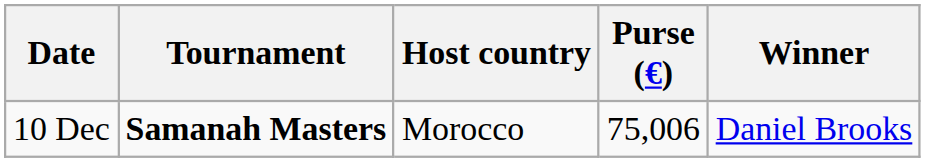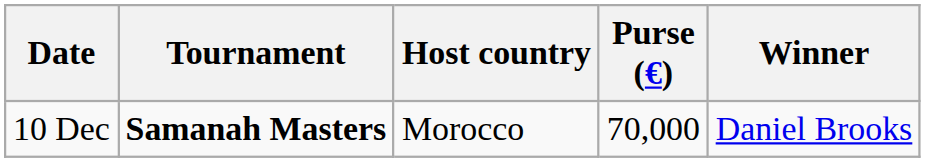(653, 128) 75,006 -> (653, 128) 70,000
